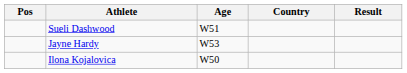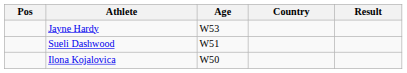rows swapped: (81, 28) <-> (73, 44)
